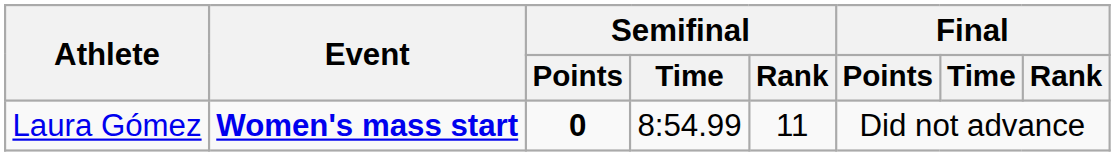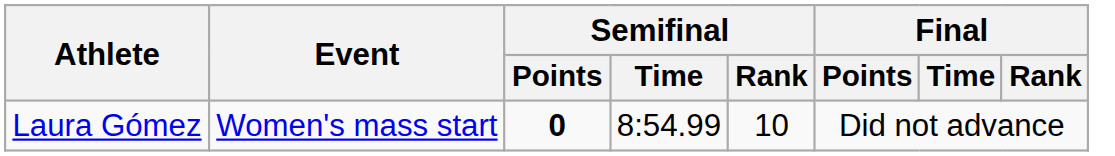(367, 126) bold -> (357, 126) normal
(792, 126) 11 -> (772, 126) 10
